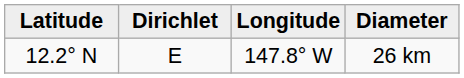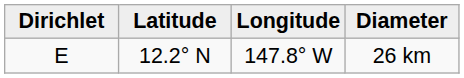columns swapped: (175, 21) <-> (61, 21)
